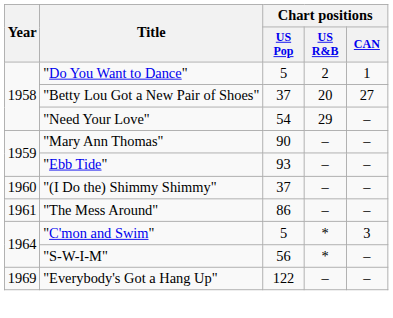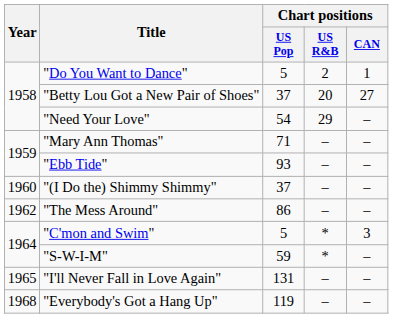(283, 141) 90 -> (283, 141) 71
(22, 210) 1961 -> (22, 210) 1962
(283, 255) 56 -> (283, 255) 59
+ row: (132, 278)
(22, 278) 1969 -> (22, 301) 1968
(283, 278) 122 -> (283, 301) 119
